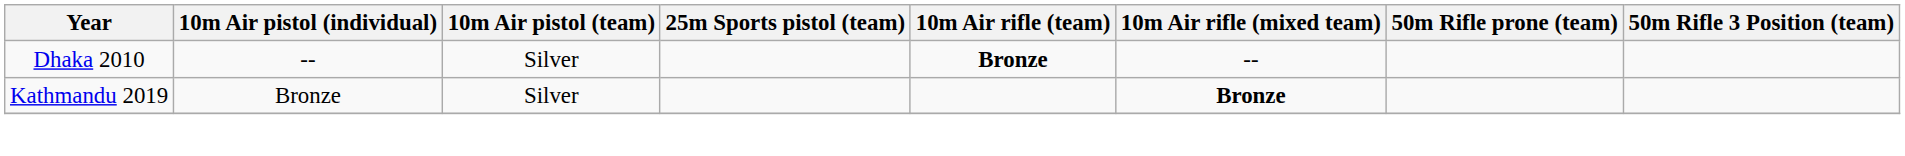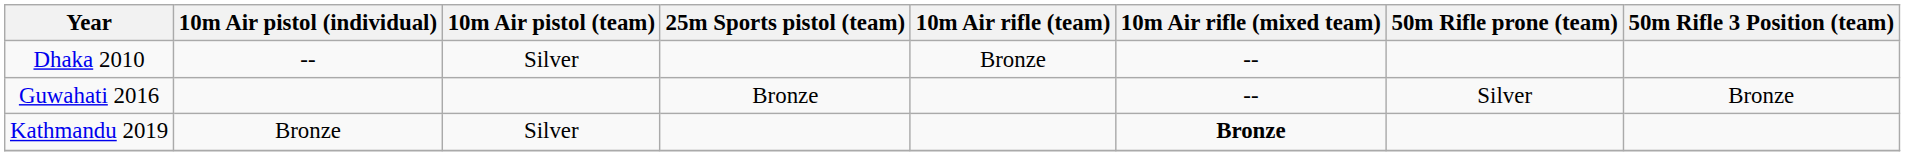(1013, 58) bold -> (1013, 58) normal
+ row: (89, 95)
